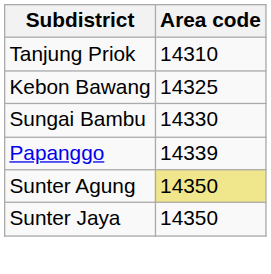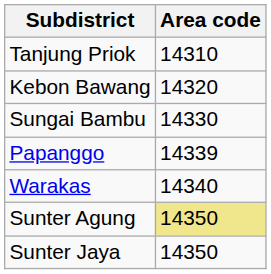(189, 86) 14325 -> (189, 86) 14320
+ row: (50, 185)
